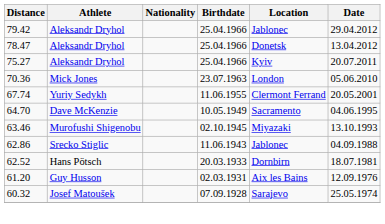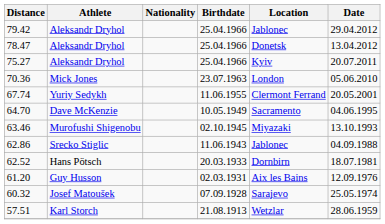+ row: (18, 210)
